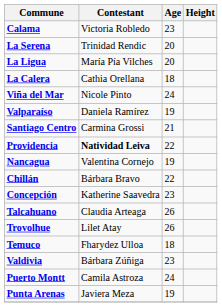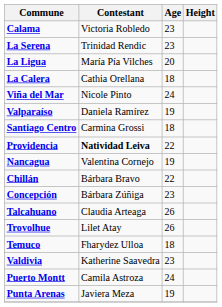(169, 46) 20 -> (169, 46) 23
(169, 128) 21 -> (169, 128) 18
(120, 194) Katherine Saavedra -> (112, 194) Bárbara Zúñiga
(112, 261) Bárbara Zúñiga -> (120, 261) Katherine Saavedra
